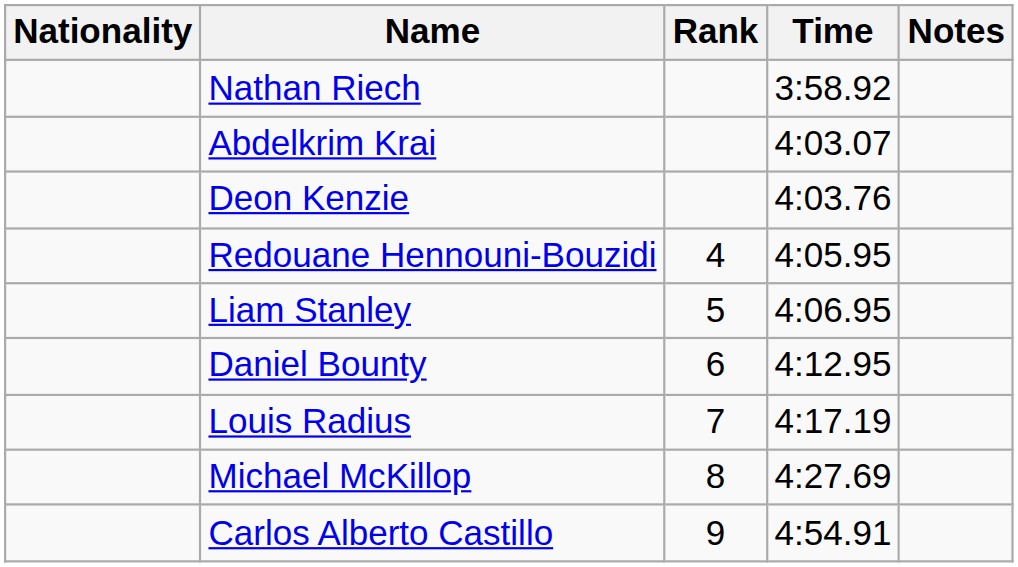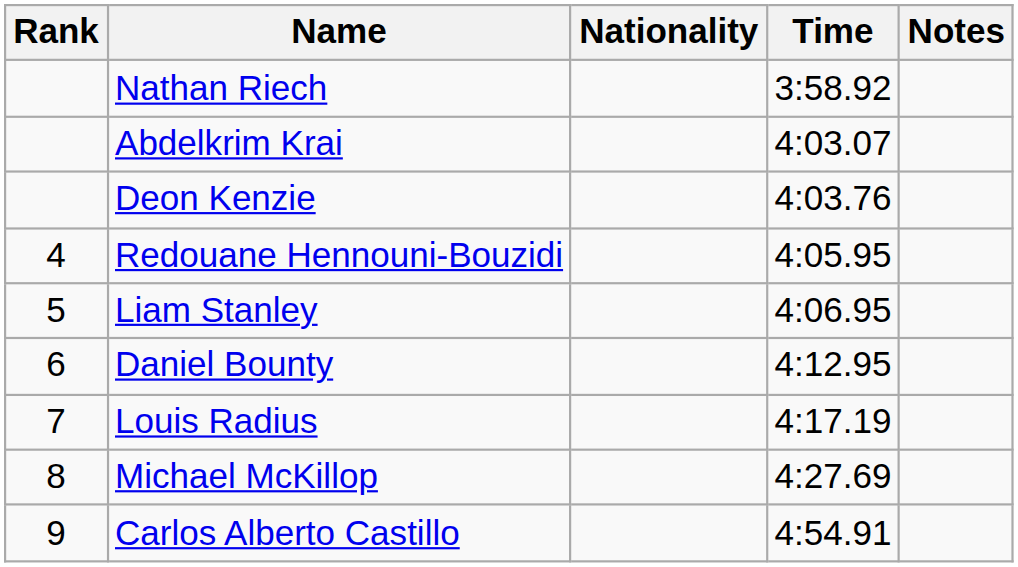columns swapped: (716, 32) <-> (103, 32)
